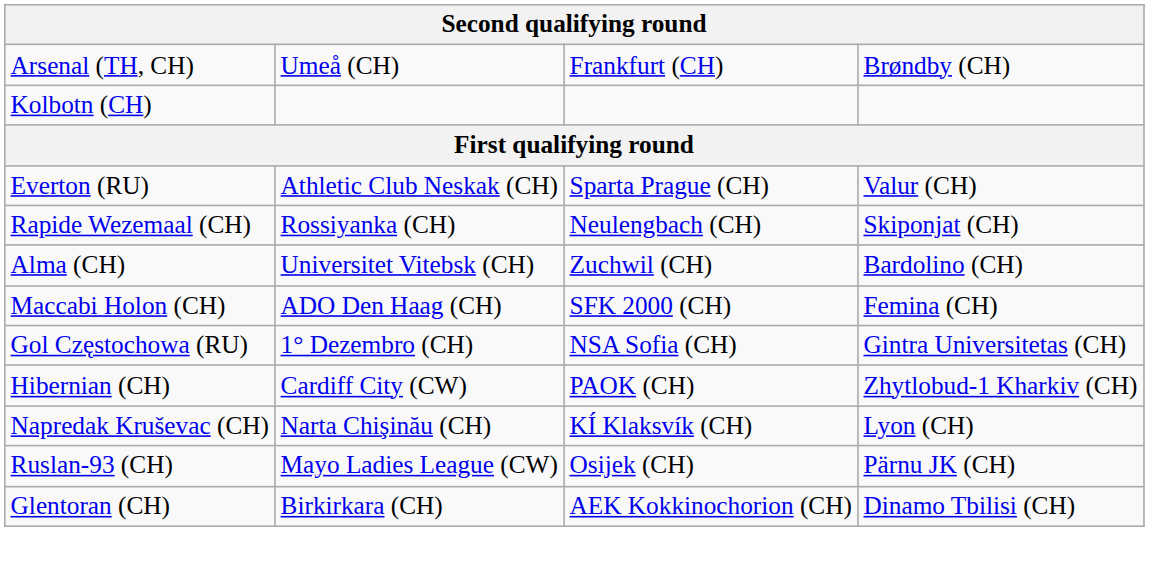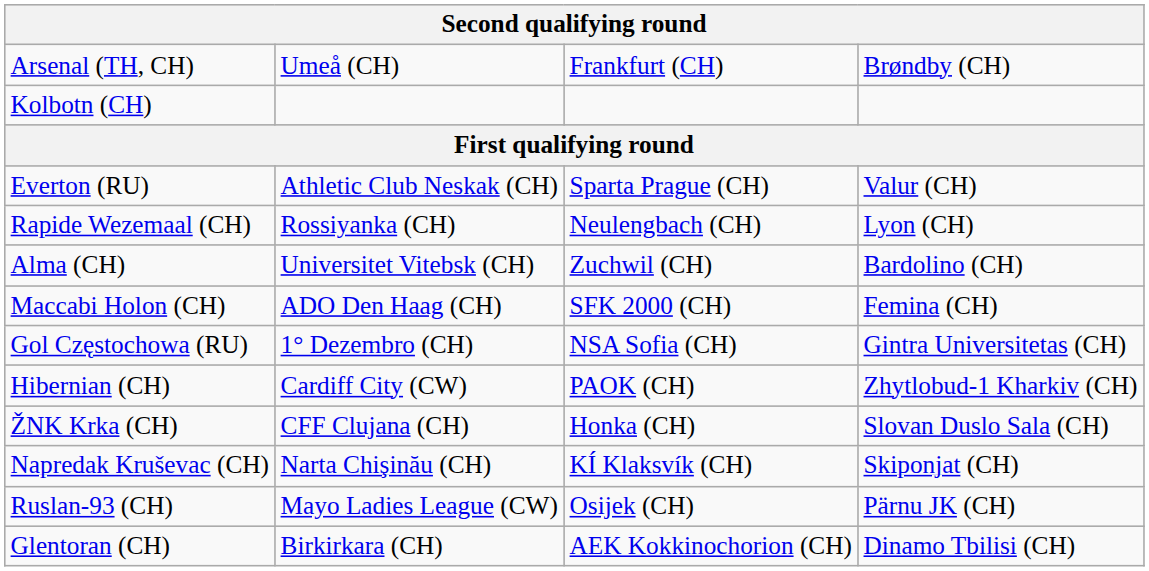(941, 225) Skiponjat (CH) -> (919, 225) Lyon (CH)
+ row: (94, 425)
(919, 425) Lyon (CH) -> (941, 465) Skiponjat (CH)
